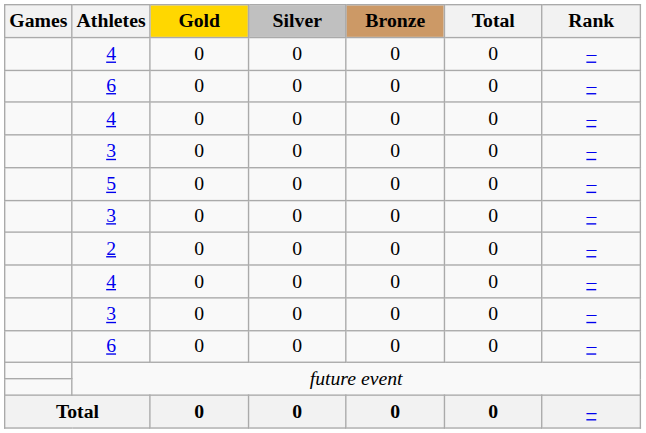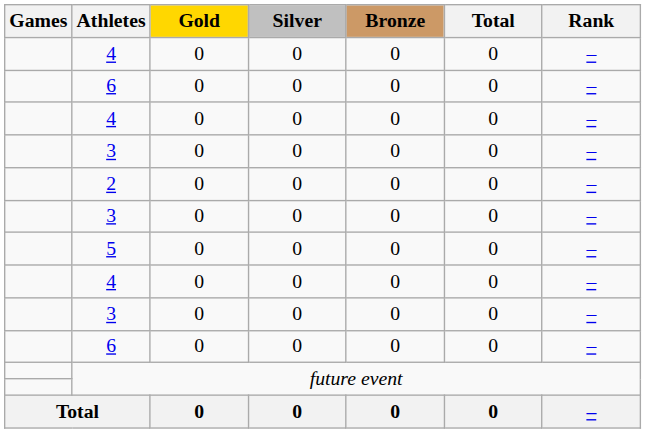rows swapped: (111, 248) <-> (111, 183)
